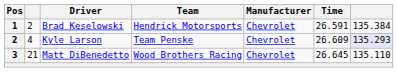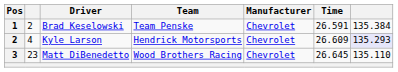(188, 27) Hendrick Motorsports -> (163, 27) Team Penske
(163, 41) Team Penske -> (188, 41) Hendrick Motorsports
(33, 56) 21 -> (33, 56) 23
